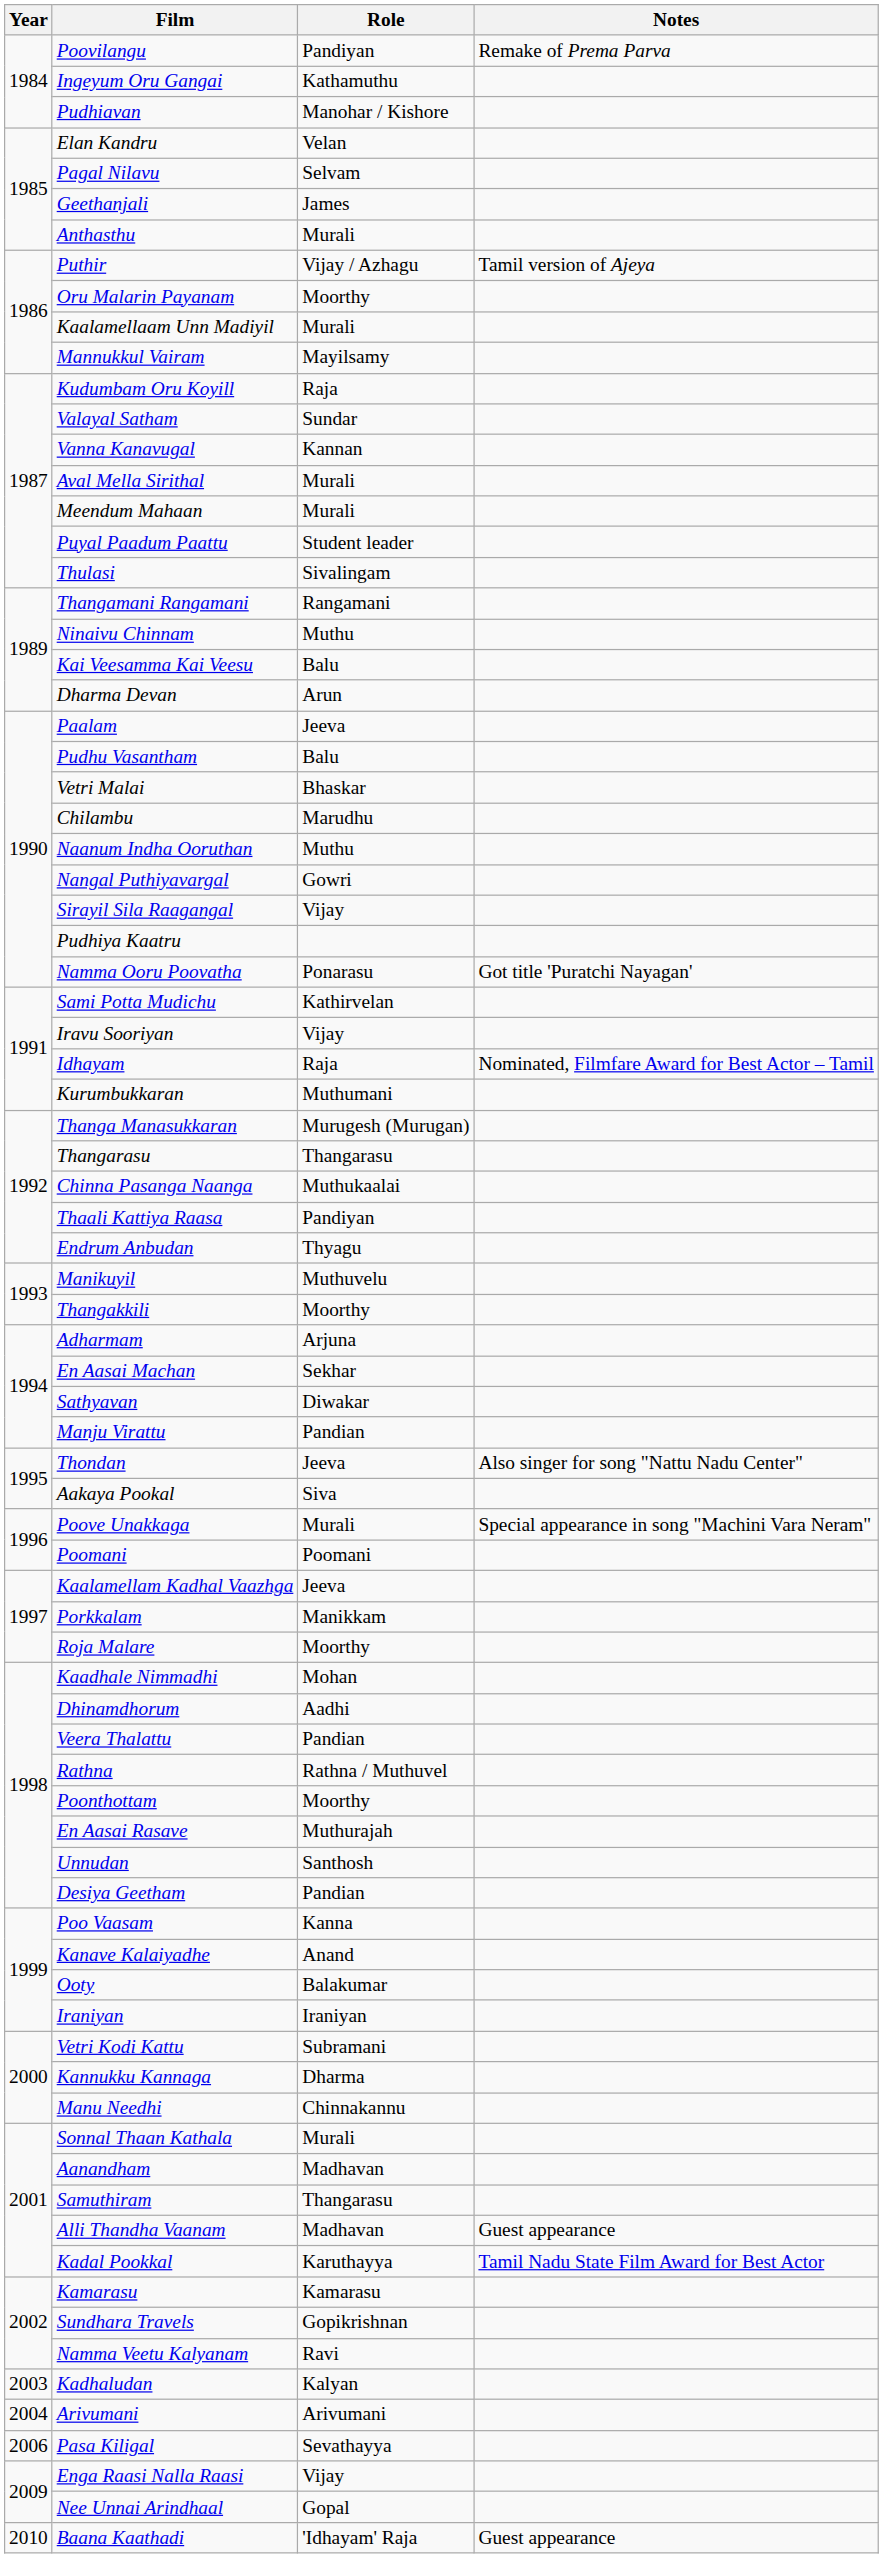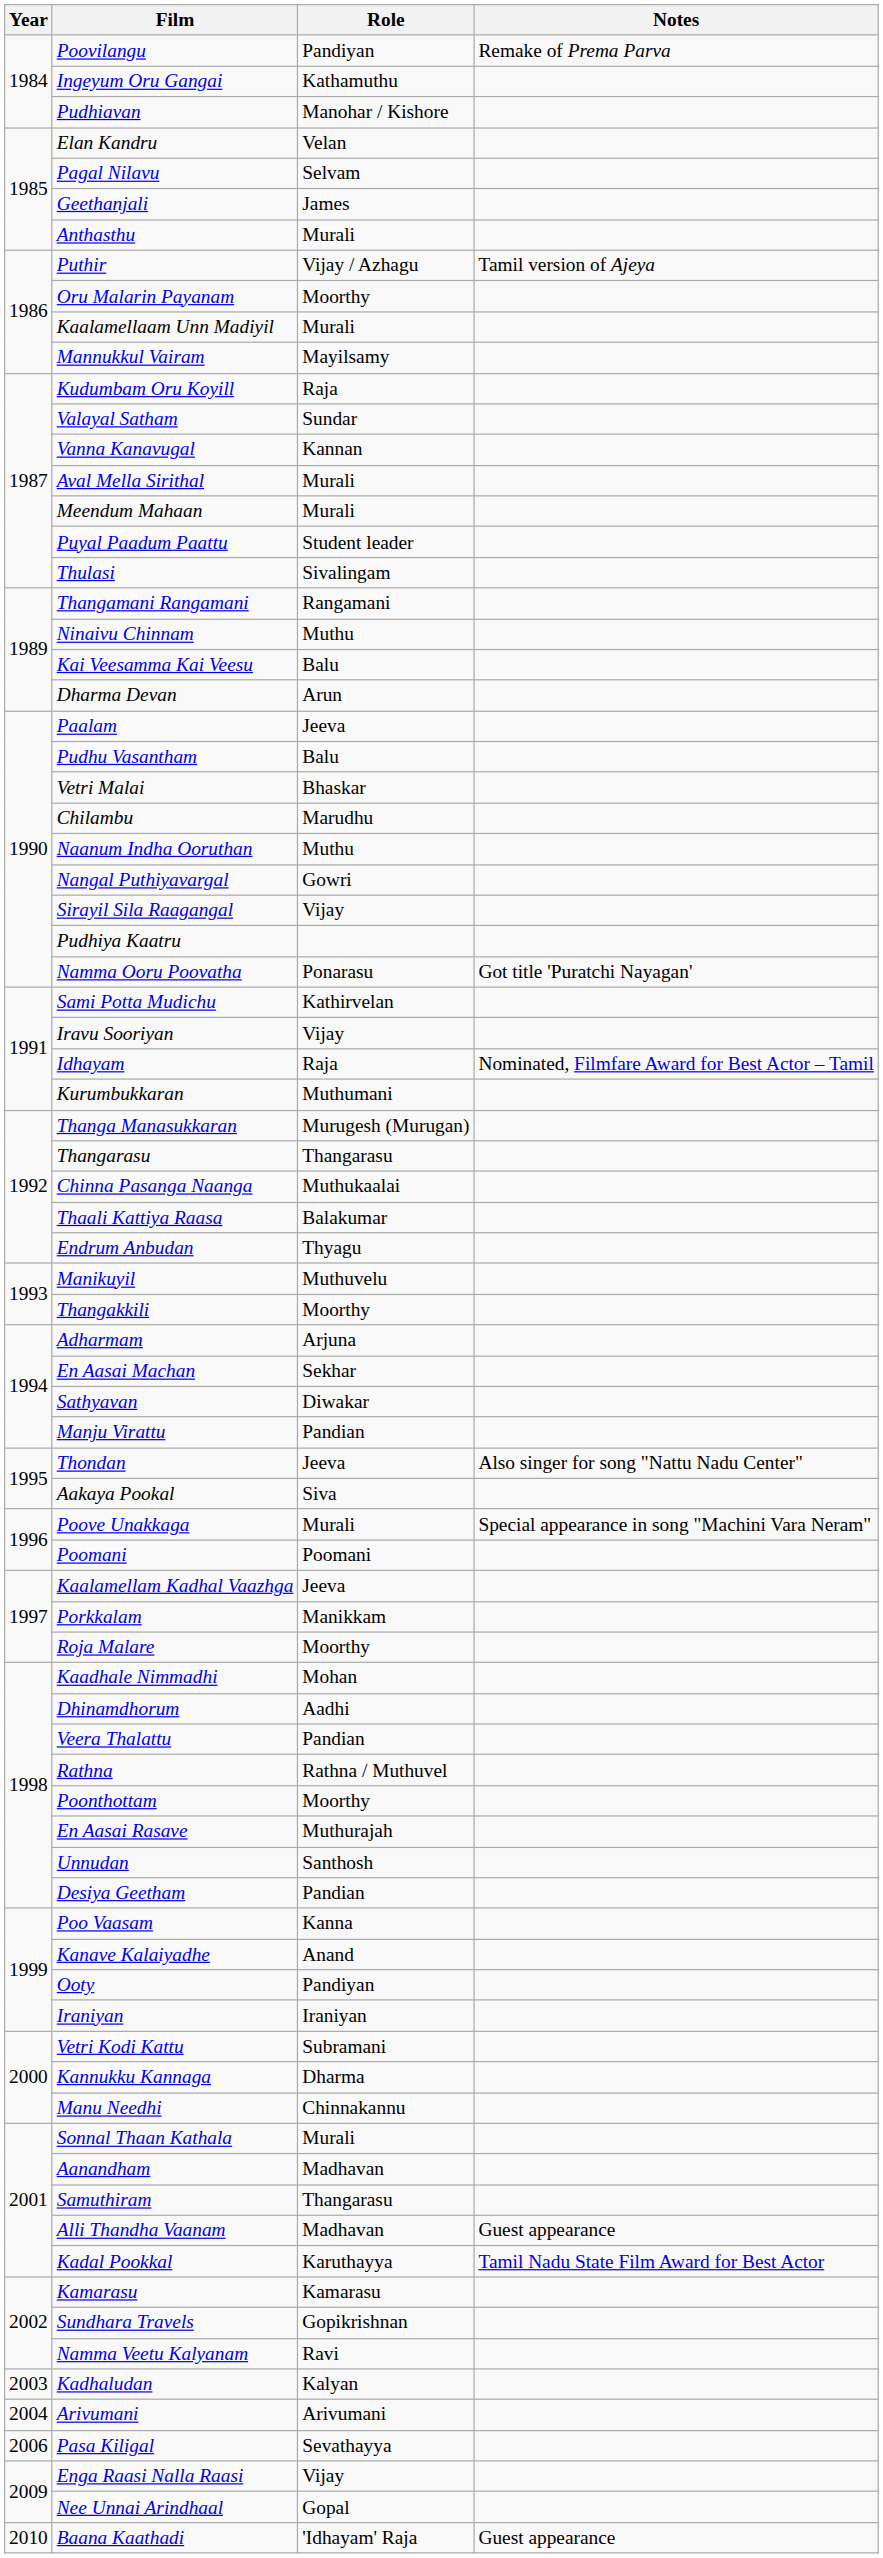(338, 1217) Pandiyan -> (345, 1217) Balakumar
(345, 1984) Balakumar -> (338, 1984) Pandiyan
